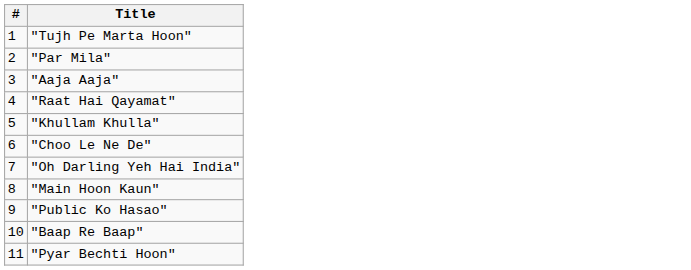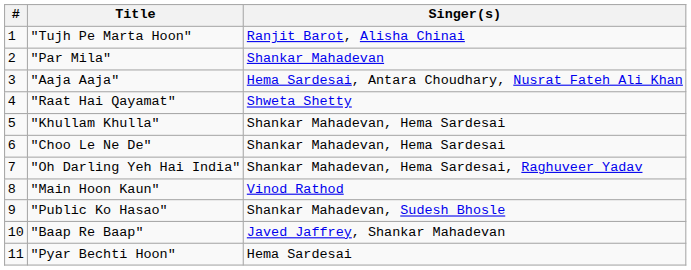+ column: (465, 16)
